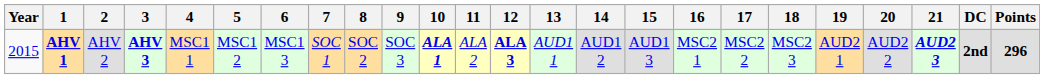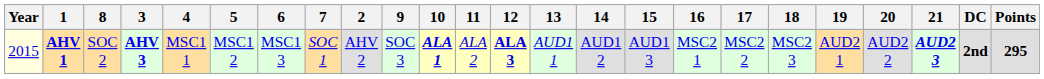columns swapped: (104, 16) <-> (363, 16)
(24, 51) no background -> (24, 51) lightyellow background
(1016, 51) 296 -> (1016, 51) 295
